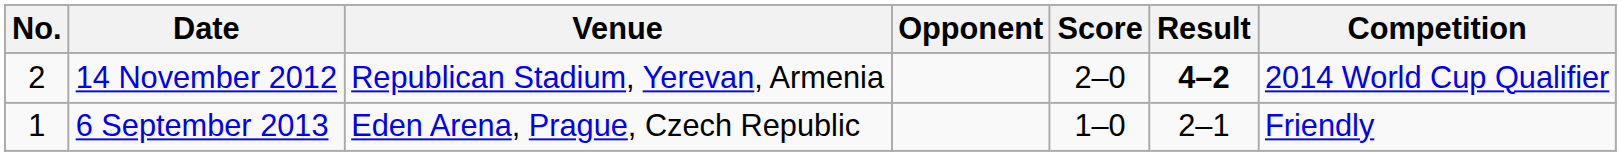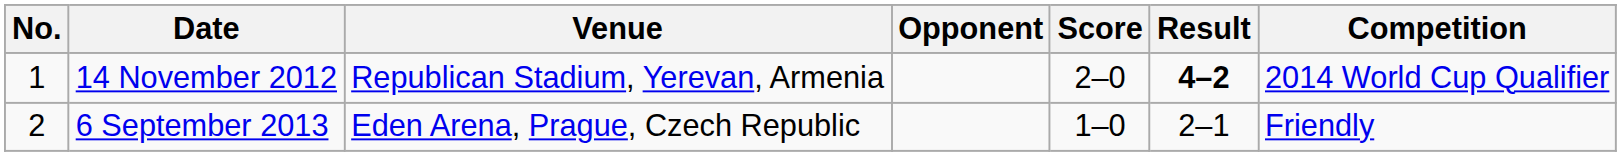(37, 77) 2 -> (37, 77) 1
(37, 126) 1 -> (37, 126) 2
